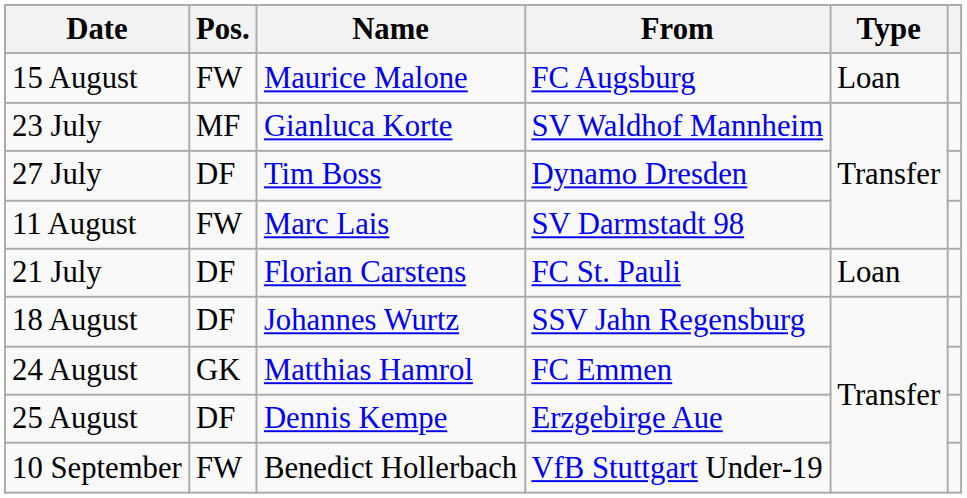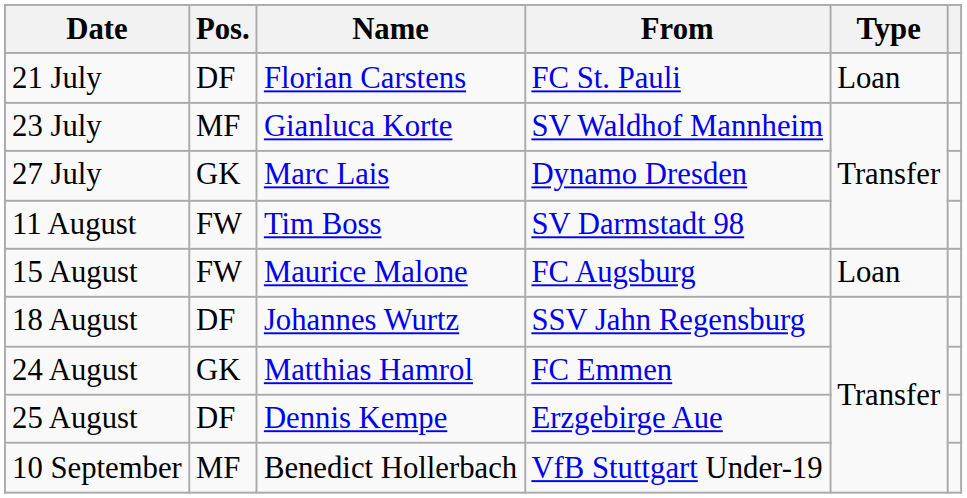rows swapped: (57, 272) <-> (75, 77)
(216, 175) DF -> (218, 175) GK
(323, 175) Tim Boss -> (327, 175) Marc Lais
(327, 223) Marc Lais -> (323, 223) Tim Boss
(219, 467) FW -> (218, 467) MF
